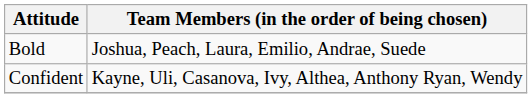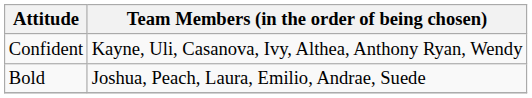rows swapped: (46, 78) <-> (27, 48)
